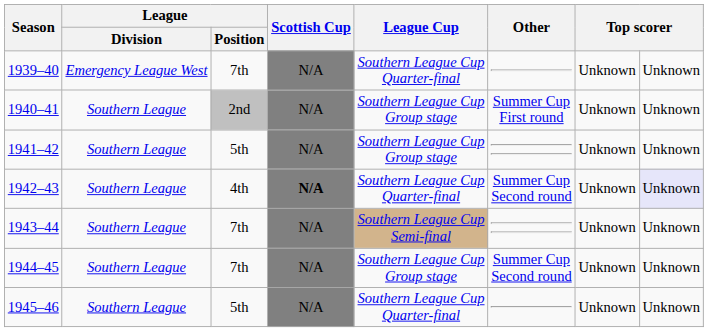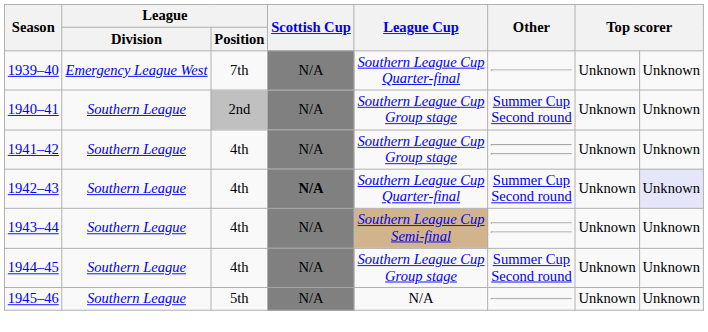(531, 109) Summer Cup First round -> (531, 109) Summer Cup Second round
(239, 149) 5th -> (239, 149) 4th
(239, 228) 7th -> (239, 228) 4th
(239, 267) 7th -> (239, 267) 4th
(421, 307) Southern League Cup Quarter-final -> (421, 299) N/A
